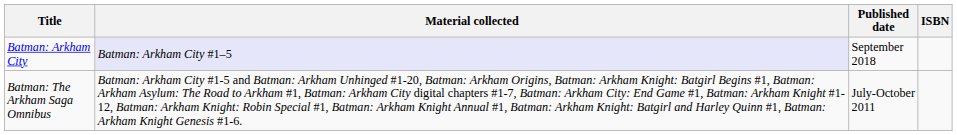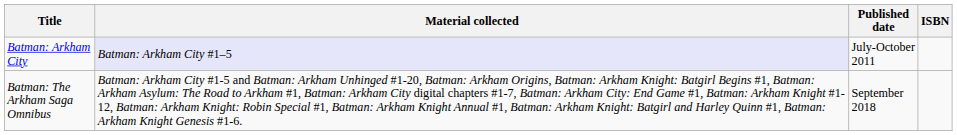(878, 53) September 2018 -> (883, 53) July-October 2011
(883, 100) July-October 2011 -> (878, 100) September 2018
